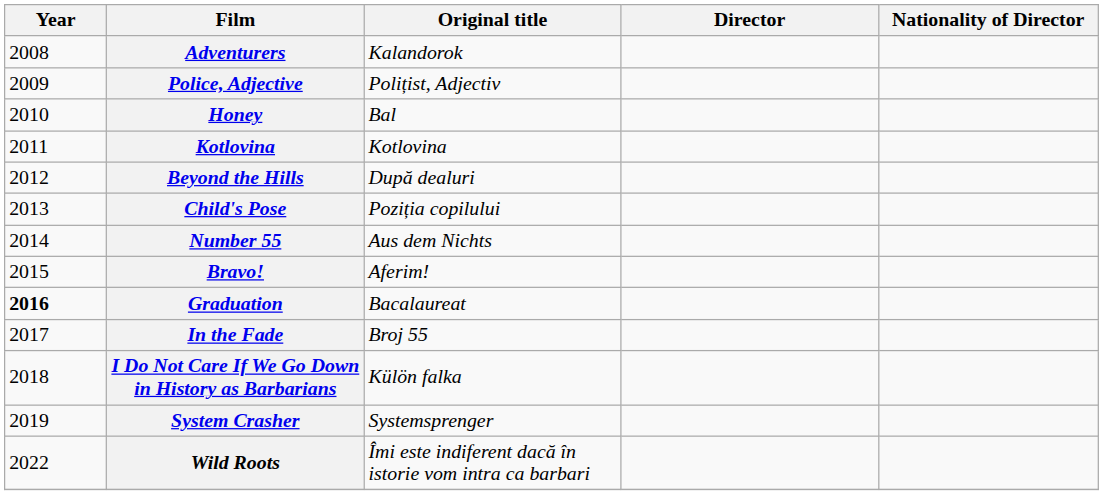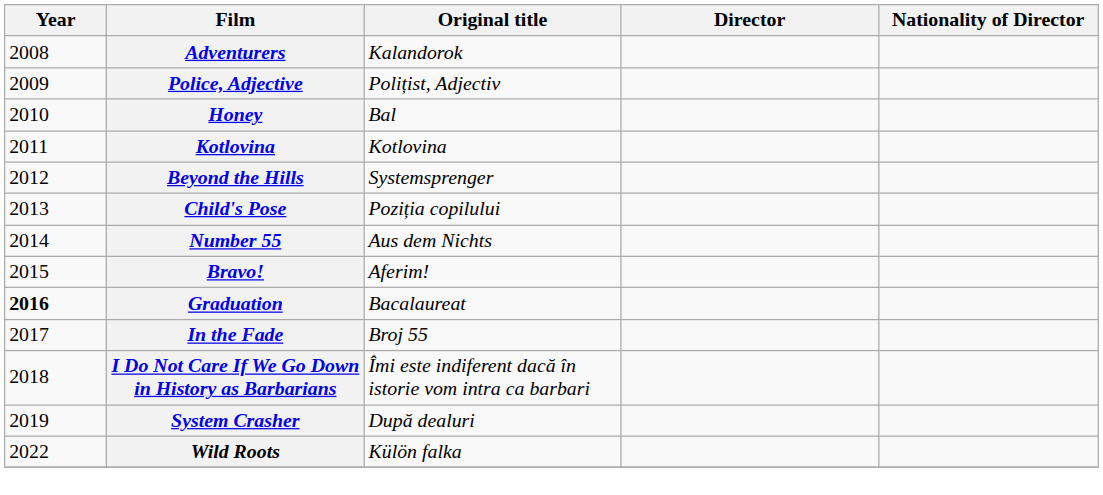(422, 177) După dealuri -> (431, 177) Systemsprenger
(415, 377) Külön falka -> (479, 377) Îmi este indiferent dacă în istorie vom intra ca barbari
(431, 420) Systemsprenger -> (422, 420) După dealuri
(479, 462) Îmi este indiferent dacă în istorie vom intra ca barbari -> (415, 451) Külön falka
